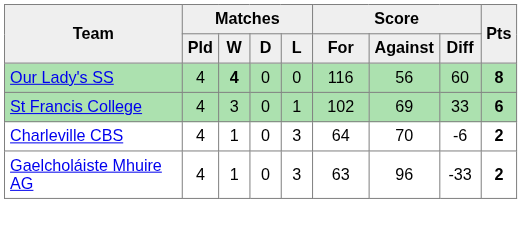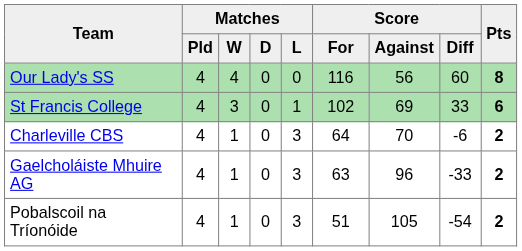(234, 77) bold -> (234, 77) normal
+ row: (58, 222)
